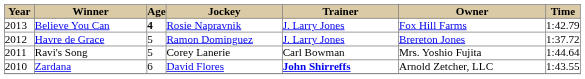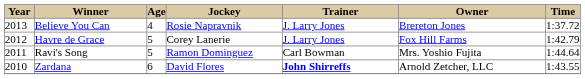(150, 25) bold -> (150, 25) normal
(433, 25) Fox Hill Farms -> (432, 25) Brereton Jones
(563, 25) 1:42.79 -> (563, 25) 1:37.72
(210, 39) Ramon Dominguez -> (198, 39) Corey Lanerie
(432, 39) Brereton Jones -> (433, 39) Fox Hill Farms
(563, 39) 1:37.72 -> (563, 39) 1:42.79
(198, 53) Corey Lanerie -> (210, 53) Ramon Dominguez
